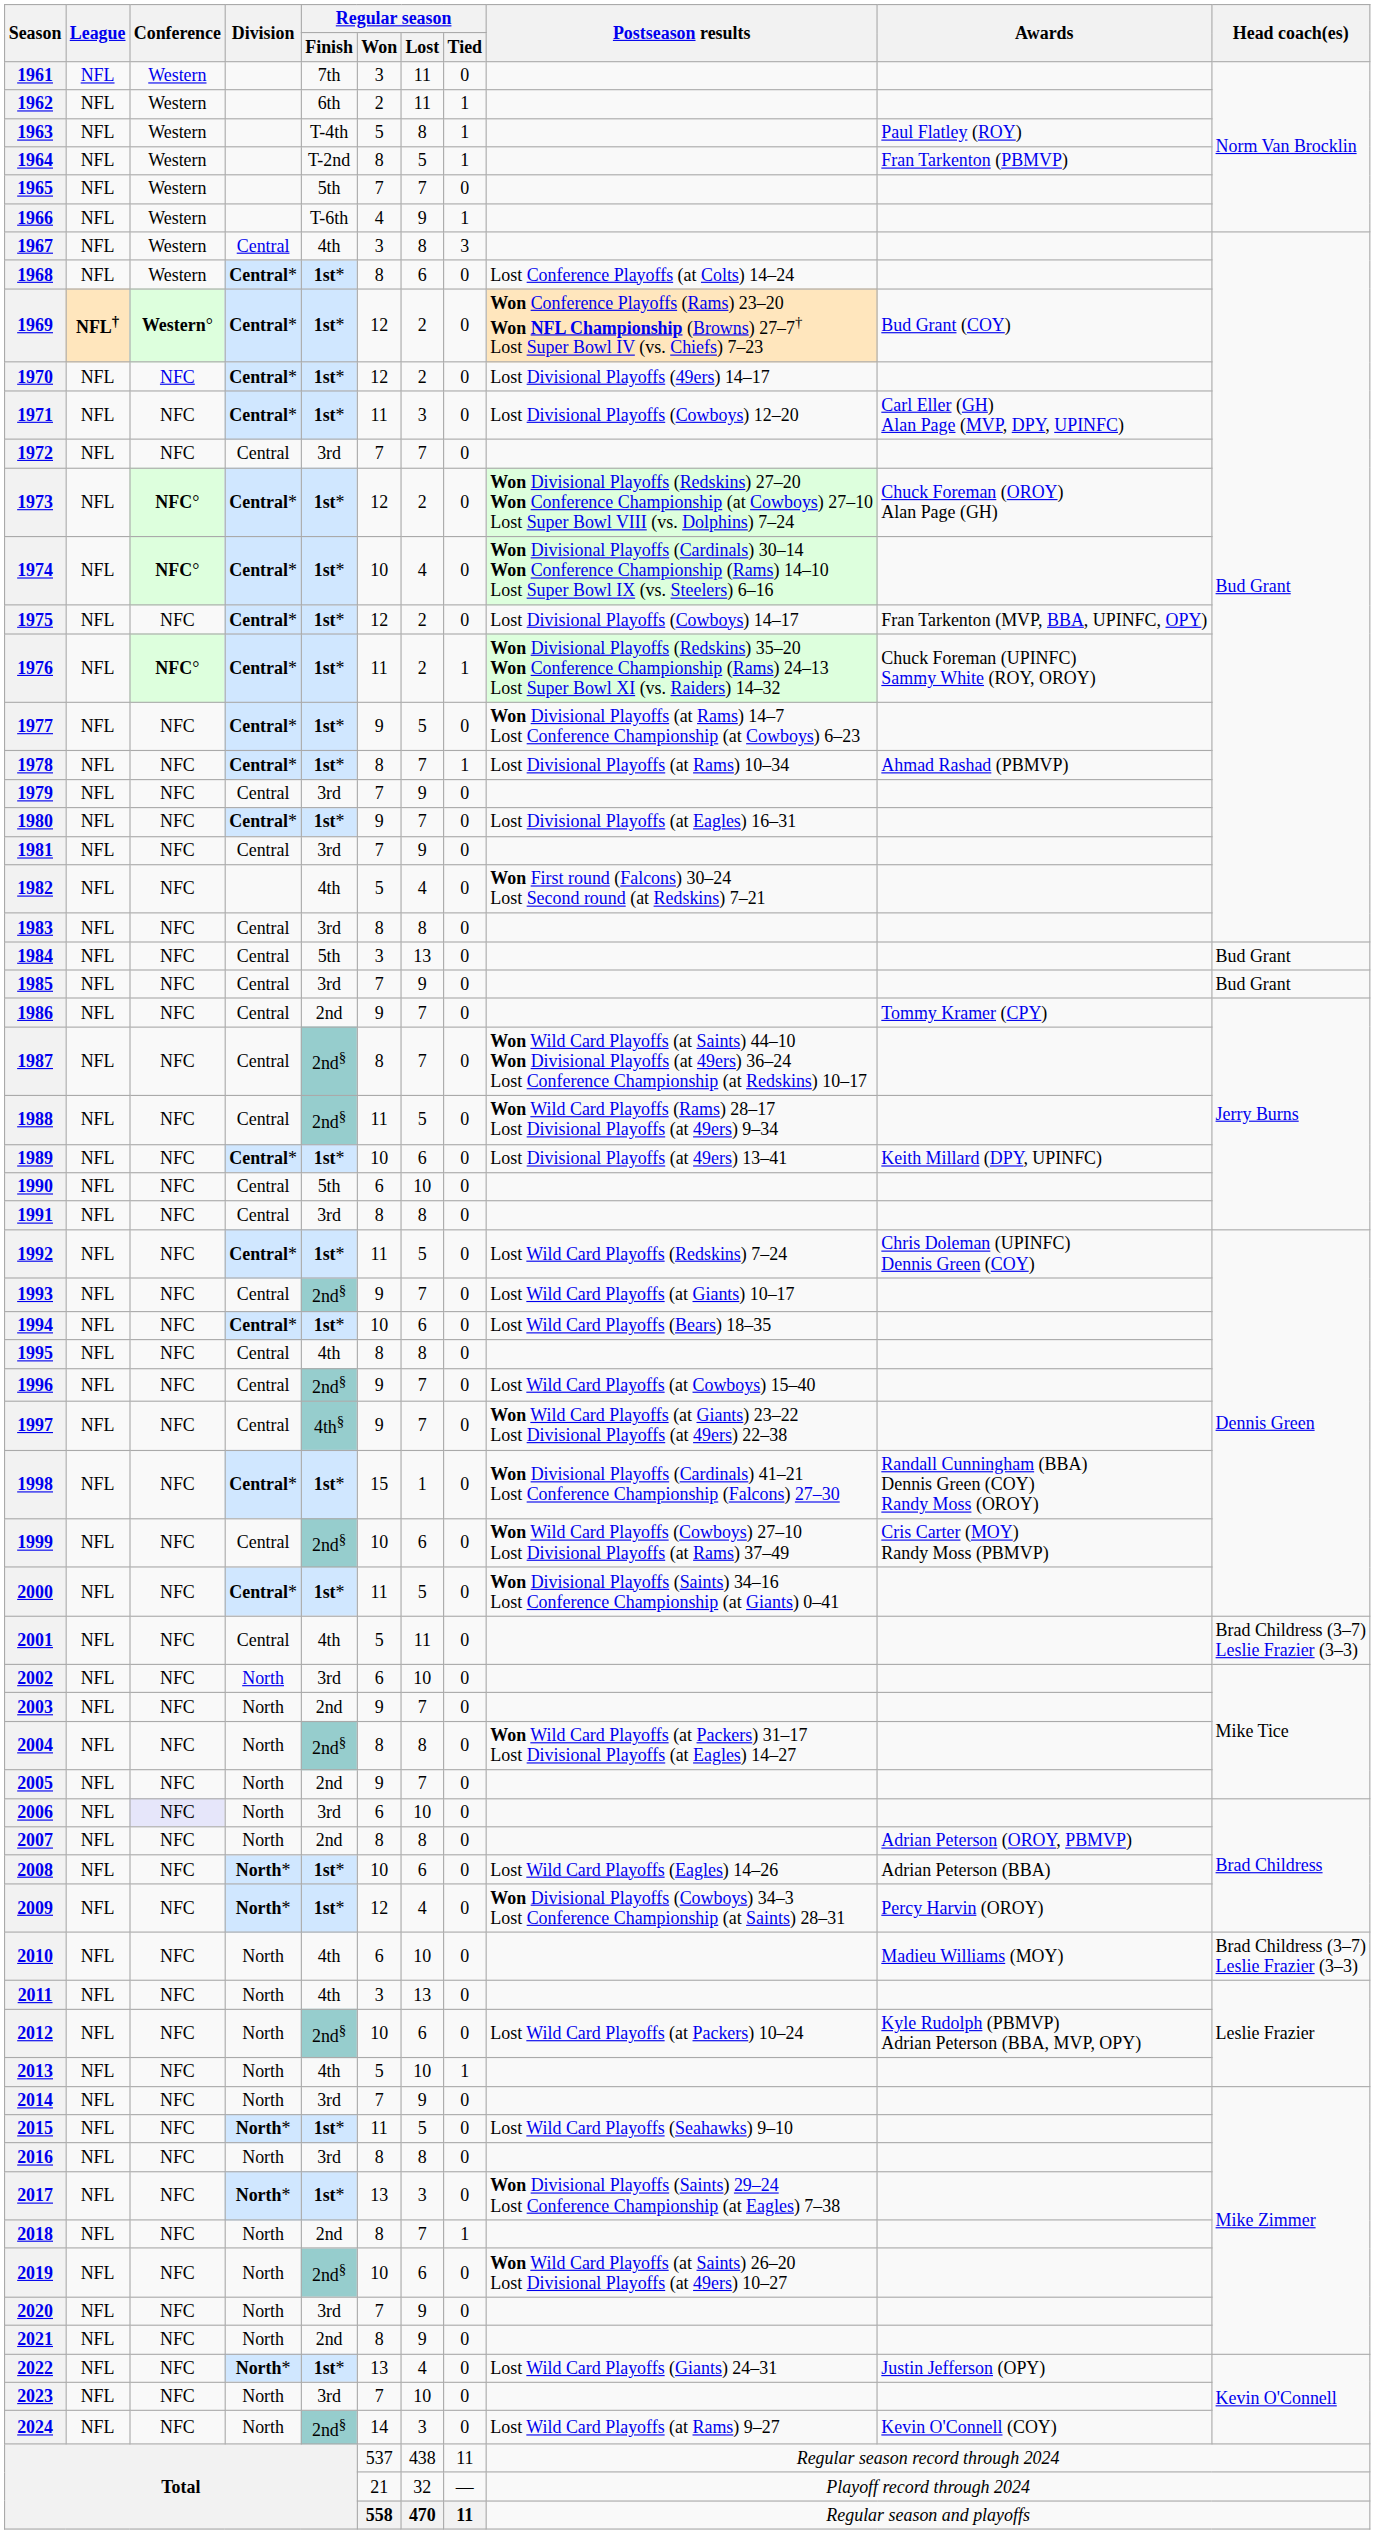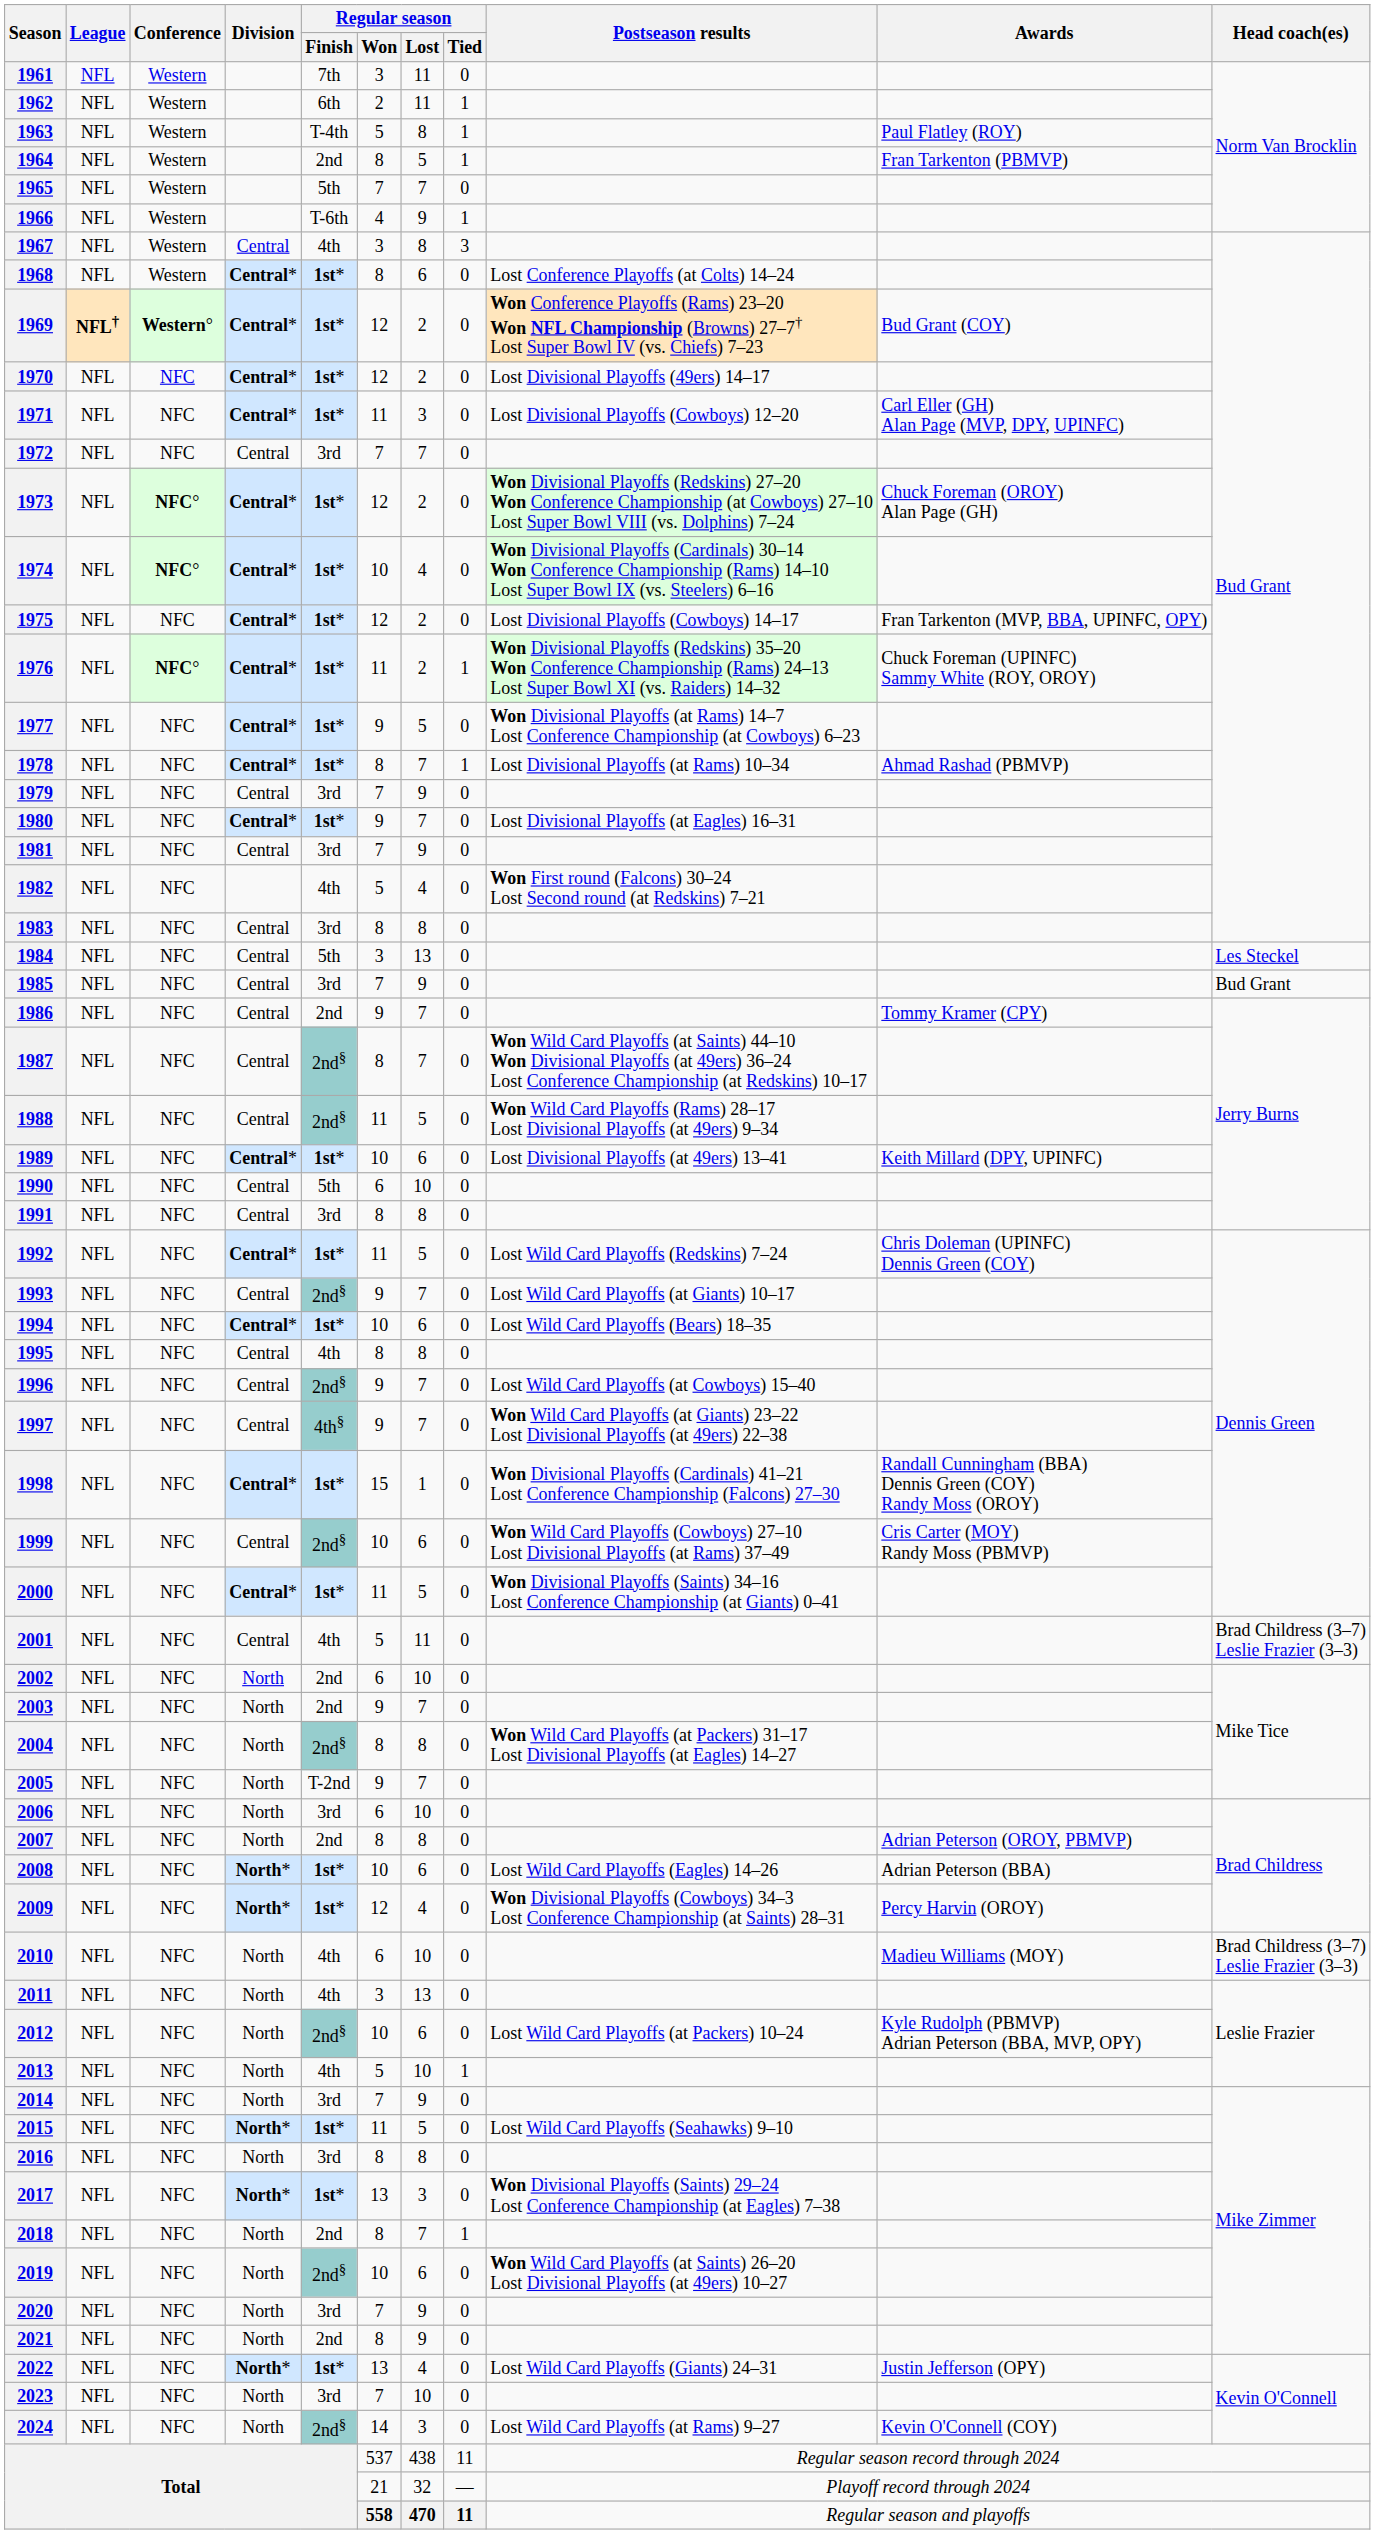(329, 160) T-2nd -> (329, 160) 2nd
(1253, 955) Bud Grant -> (1257, 955) Les Steckel
(329, 1678) 3rd -> (329, 1678) 2nd
(329, 1784) 2nd -> (329, 1784) T-2nd
(177, 1812) lavender background -> (177, 1812) no background
